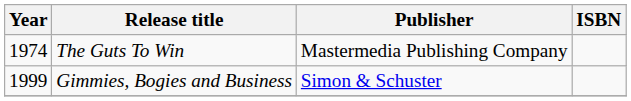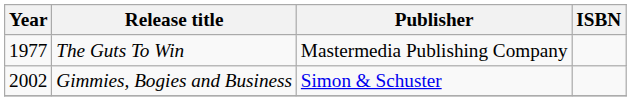(28, 50) 1974 -> (28, 50) 1977
(28, 80) 1999 -> (28, 80) 2002
